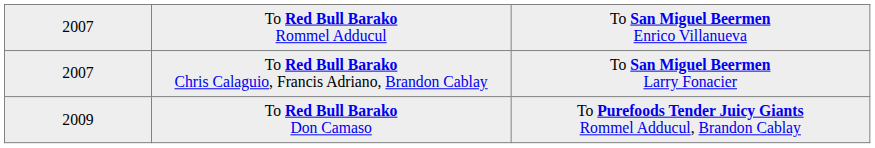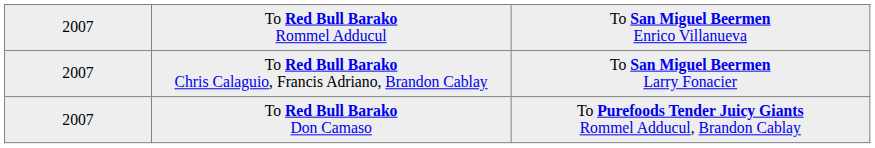(78, 119) 2009 -> (78, 119) 2007
